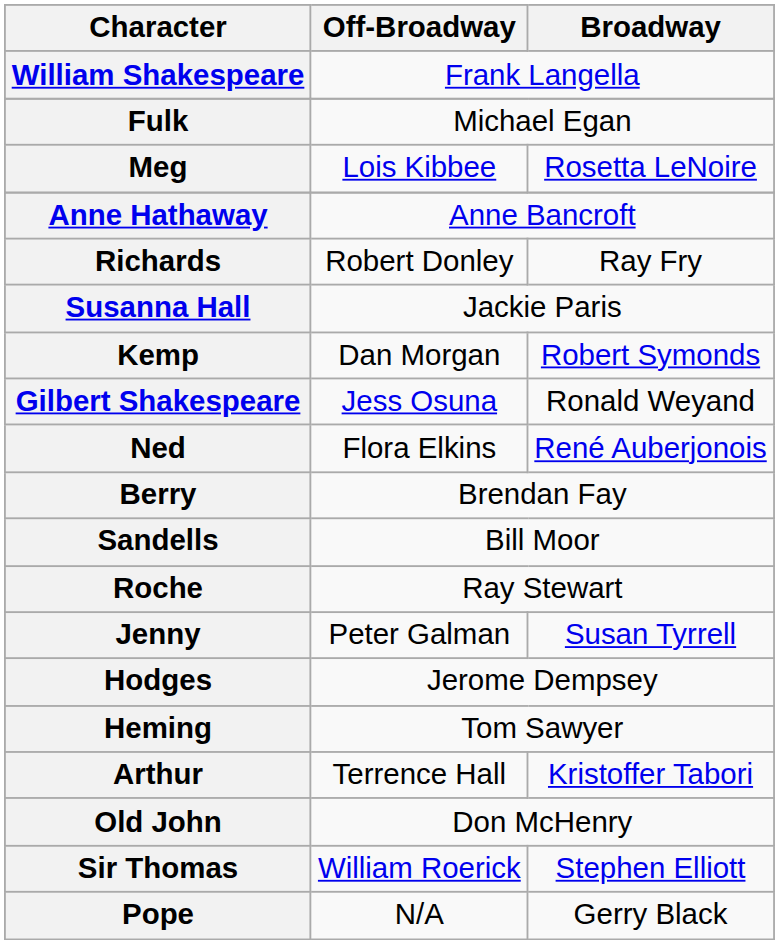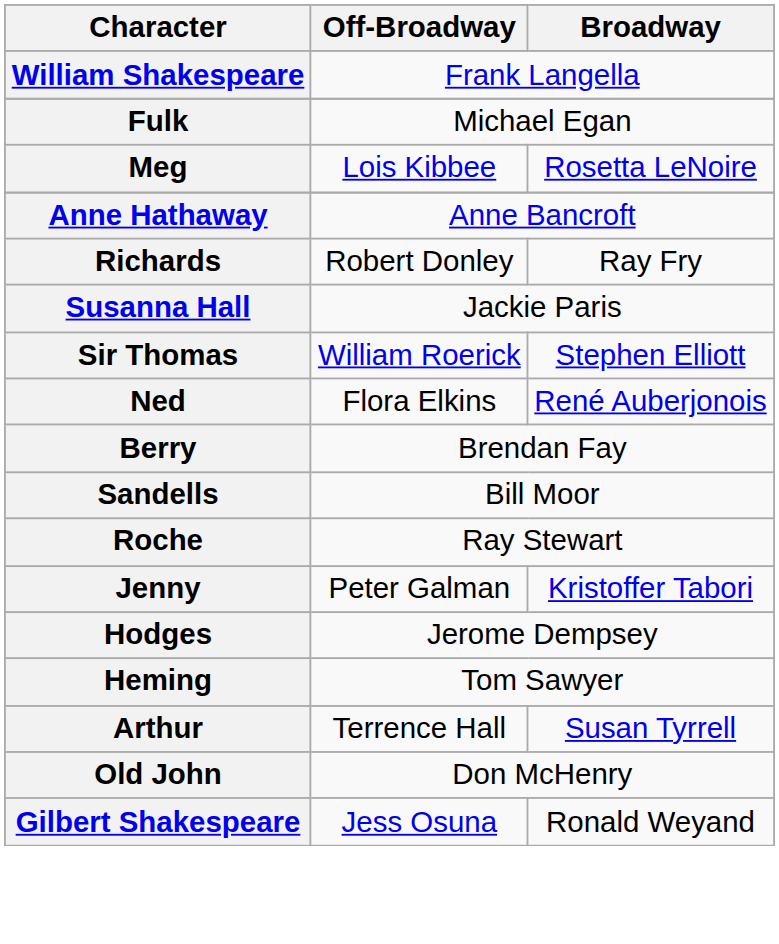- row: (158, 354)
rows swapped: (158, 868) <-> (158, 401)
(651, 634) Susan Tyrrell -> (651, 588) Kristoffer Tabori
(651, 774) Kristoffer Tabori -> (651, 728) Susan Tyrrell
- row: (158, 914)
